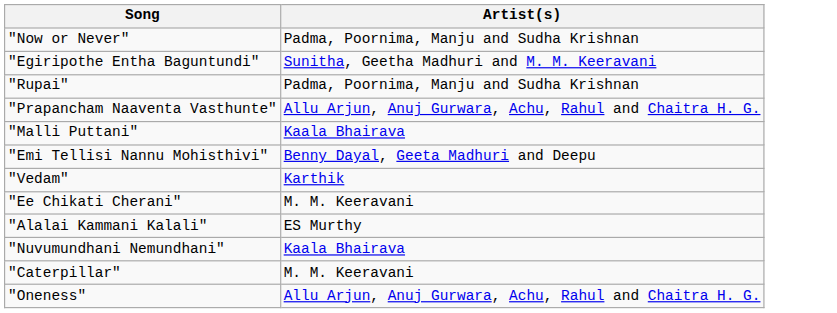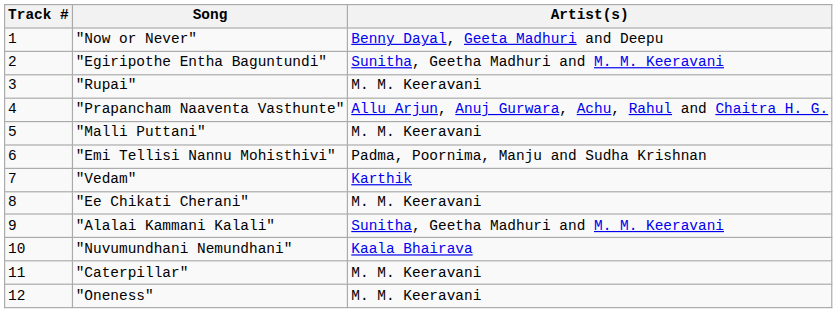+ column: (38, 17)
(461, 40) Padma, Poornima, Manju and Sudha Krishnan -> (507, 40) Benny Dayal, Geeta Madhuri and Deepu
(461, 87) Padma, Poornima, Manju and Sudha Krishnan -> (416, 87) M. M. Keeravani
(344, 133) Kaala Bhairava -> (416, 133) M. M. Keeravani
(440, 157) Benny Dayal, Geeta Madhuri and Deepu -> (529, 157) Padma, Poornima, Manju and Sudha Krishnan
(323, 227) ES Murthy -> (538, 227) Sunitha, Geetha Madhuri and M. M. Keeravani
(522, 297) Allu Arjun, Anuj Gurwara, Achu, Rahul and Chaitra H. G. -> (416, 297) M. M. Keeravani
